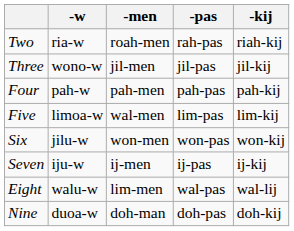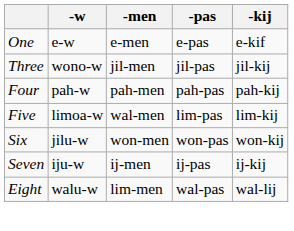+ row: (21, 41)
- row: (21, 41)
- row: (23, 213)
